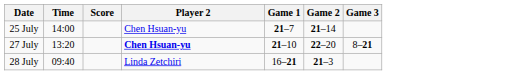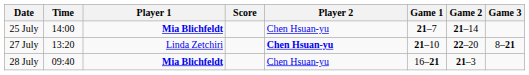+ column: (154, 13)
(153, 62) Linda Zetchiri -> (298, 62) Chen Hsuan-yu
